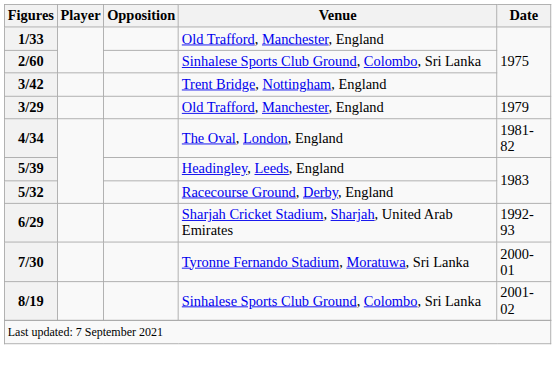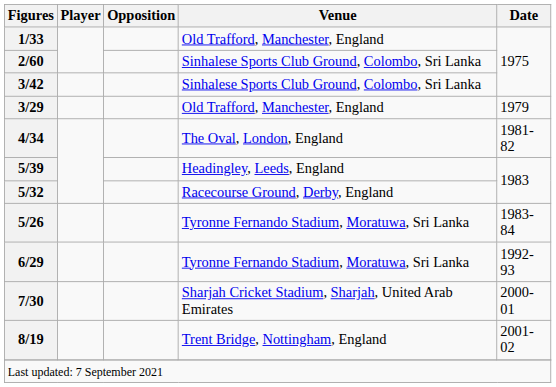(284, 84) Trent Bridge, Nottingham, England -> (331, 84) Sinhalese Sports Club Ground, Colombo, Sri Lanka
+ row: (31, 222)
(317, 222) Sharjah Cricket Stadium, Sharjah, United Arab Emirates -> (326, 261) Tyronne Fernando Stadium, Moratuwa, Sri Lanka
(326, 261) Tyronne Fernando Stadium, Moratuwa, Sri Lanka -> (317, 300) Sharjah Cricket Stadium, Sharjah, United Arab Emirates
(331, 300) Sinhalese Sports Club Ground, Colombo, Sri Lanka -> (284, 340) Trent Bridge, Nottingham, England
